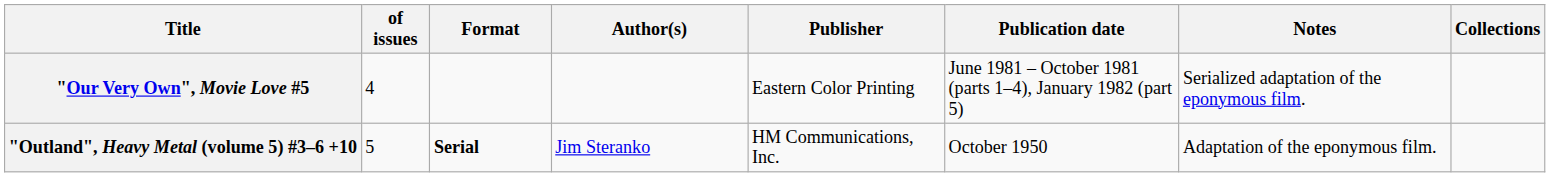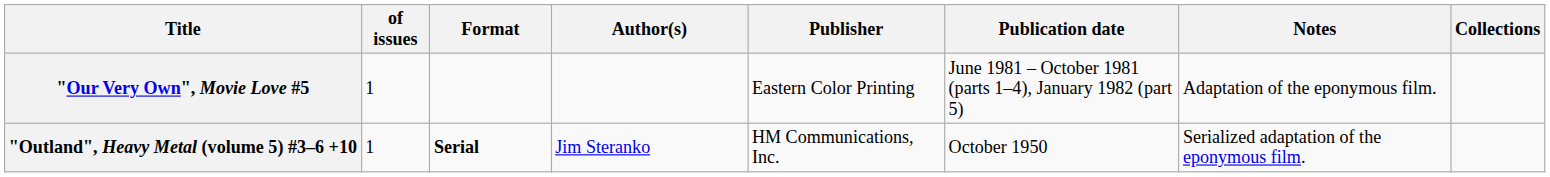(370, 88) 4 -> (370, 88) 1
(1282, 88) Serialized adaptation of the eponymous film. -> (1310, 88) Adaptation of the eponymous film.
(370, 147) 5 -> (370, 147) 1
(1310, 147) Adaptation of the eponymous film. -> (1282, 147) Serialized adaptation of the eponymous film.
